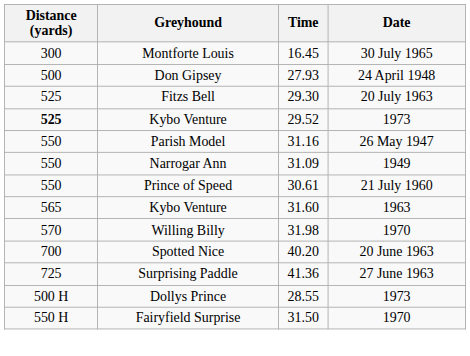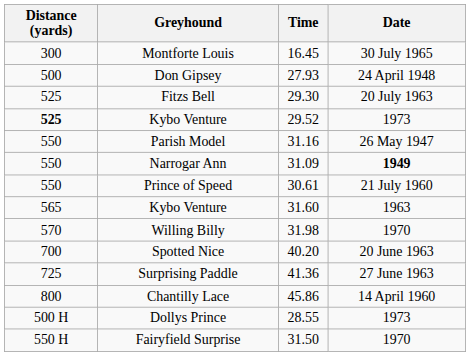(397, 163) normal -> (397, 163) bold
+ row: (188, 296)
